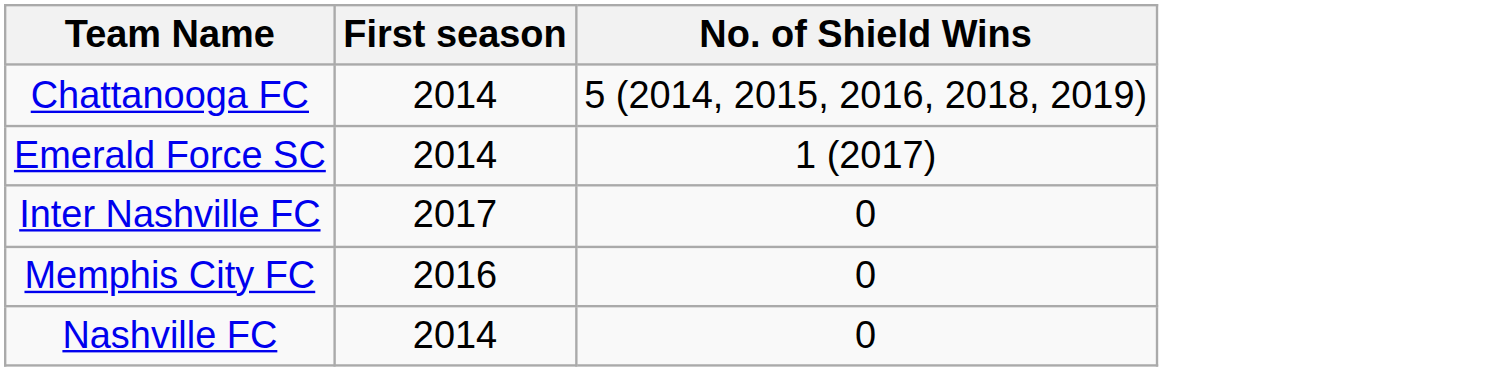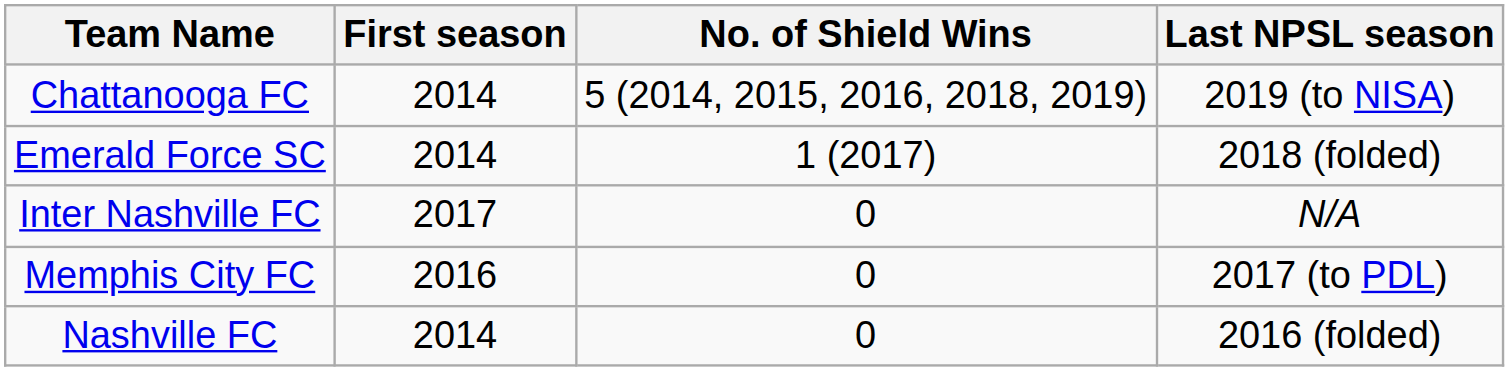+ column: (1330, 34)
